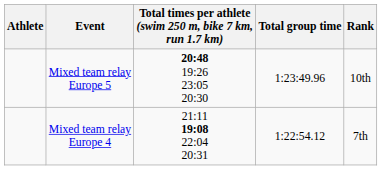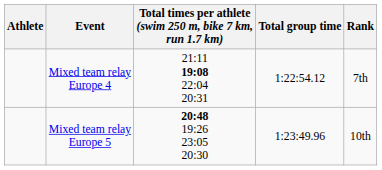rows swapped: (90, 78) <-> (90, 136)
